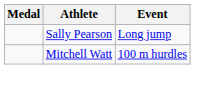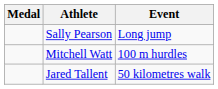+ row: (77, 74)
